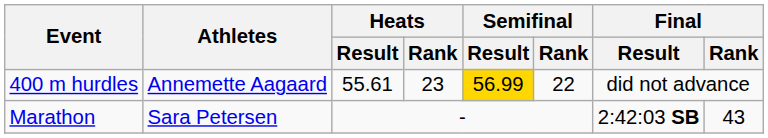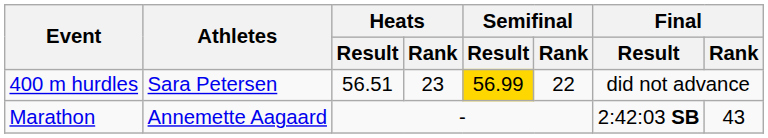(237, 85) Annemette Aagaard -> (212, 85) Sara Petersen
(367, 85) 55.61 -> (367, 85) 56.51
(212, 117) Sara Petersen -> (237, 117) Annemette Aagaard
